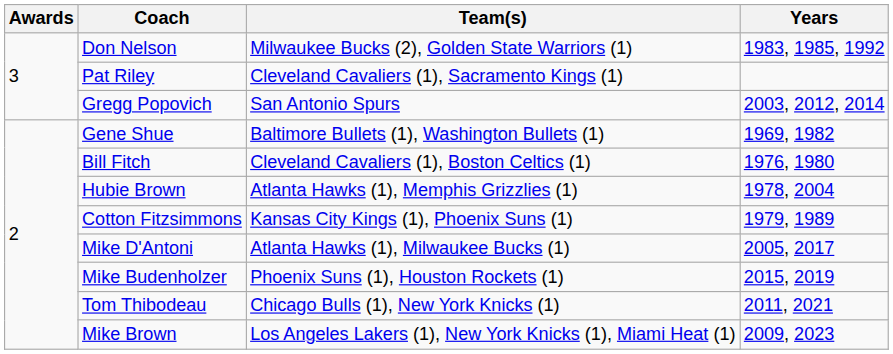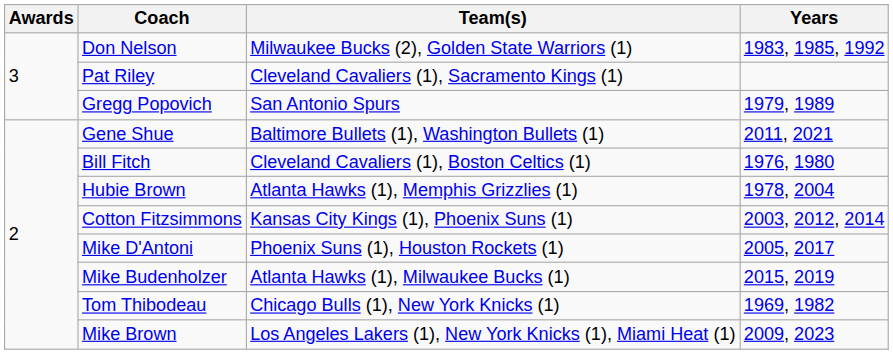(814, 104) 2003, 2012, 2014 -> (789, 104) 1979, 1989
(789, 133) 1969, 1982 -> (788, 133) 2011, 2021
(789, 219) 1979, 1989 -> (814, 219) 2003, 2012, 2014
(410, 248) Atlanta Hawks (1), Milwaukee Bucks (1) -> (407, 248) Phoenix Suns (1), Houston Rockets (1)
(407, 276) Phoenix Suns (1), Houston Rockets (1) -> (410, 276) Atlanta Hawks (1), Milwaukee Bucks (1)
(788, 305) 2011, 2021 -> (789, 305) 1969, 1982
